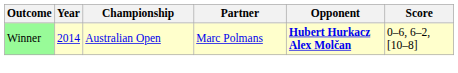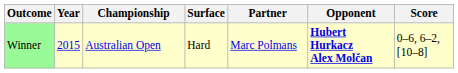+ column: (206, 13)
(68, 38) 2014 -> (68, 45) 2015
